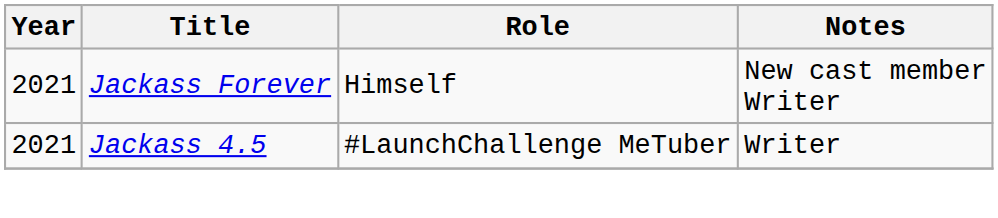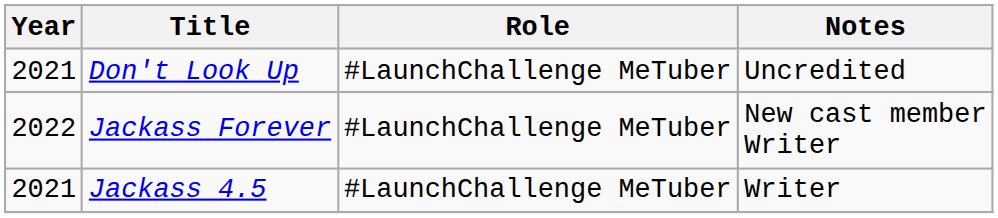+ row: (194, 71)
(44, 86) 2021 -> (44, 130) 2022
(400, 86) Himself -> (538, 130) #LaunchChallenge MeTuber
